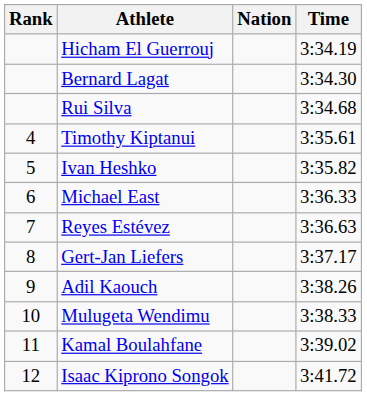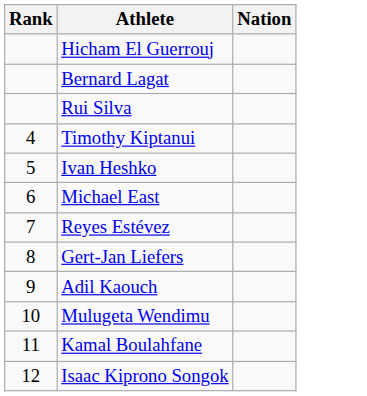- column: (328, 19)
